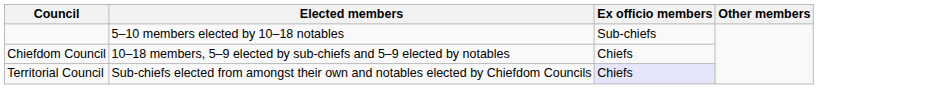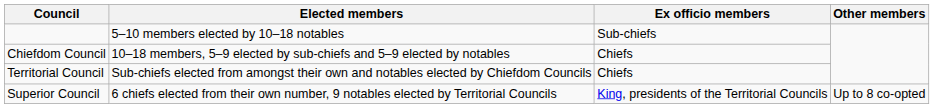(615, 73) lavender background -> (615, 73) no background
+ row: (53, 93)
